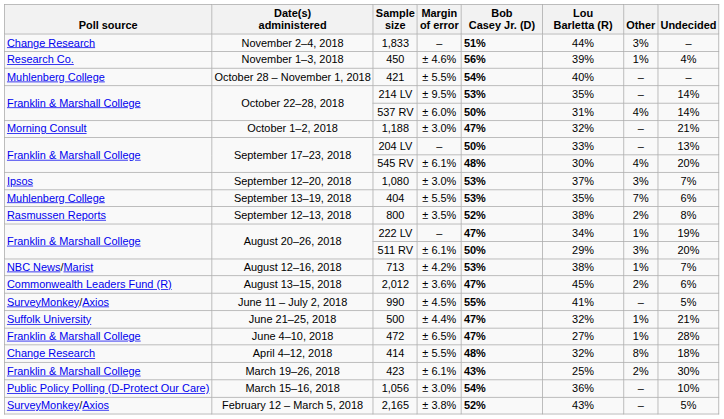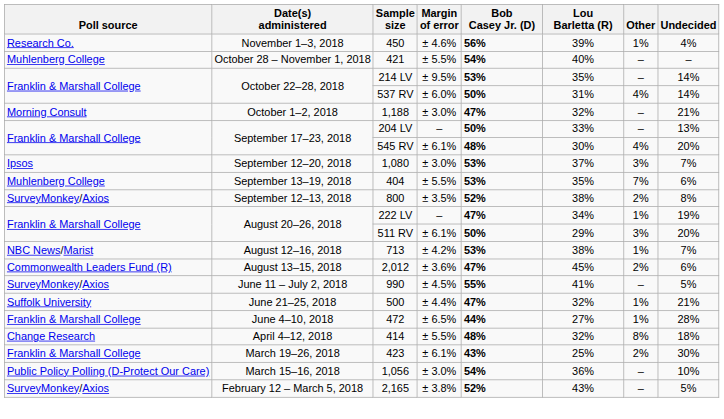- row: (395, 43)
(56, 216) Rasmussen Reports -> (58, 198) SurveyMonkey/Axios
(475, 337) 47% -> (475, 320) 44%
